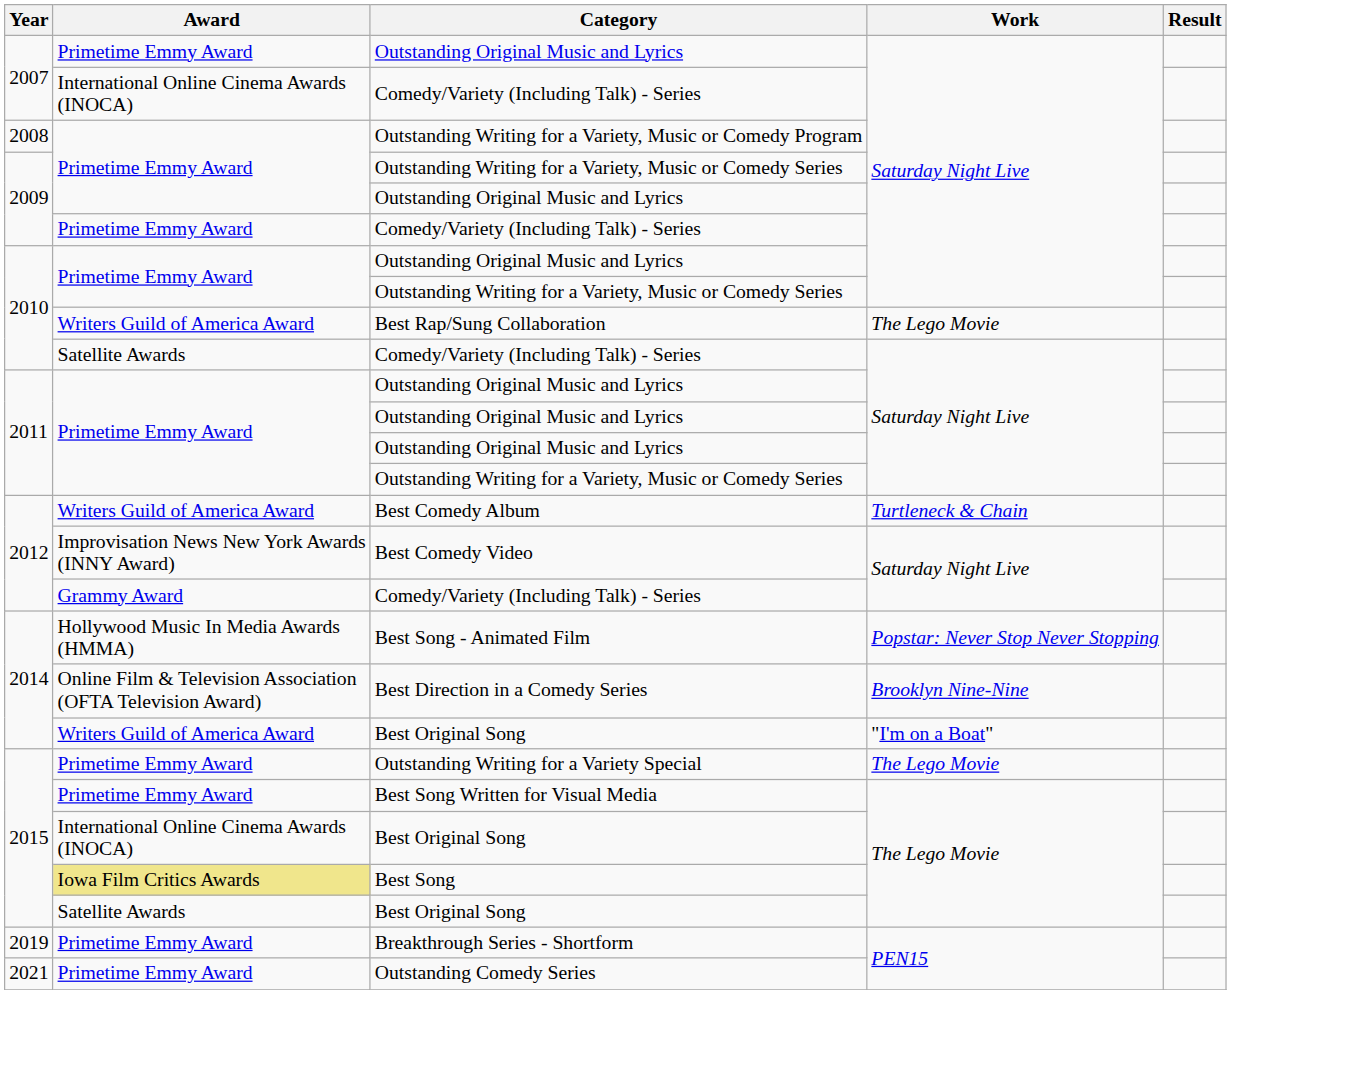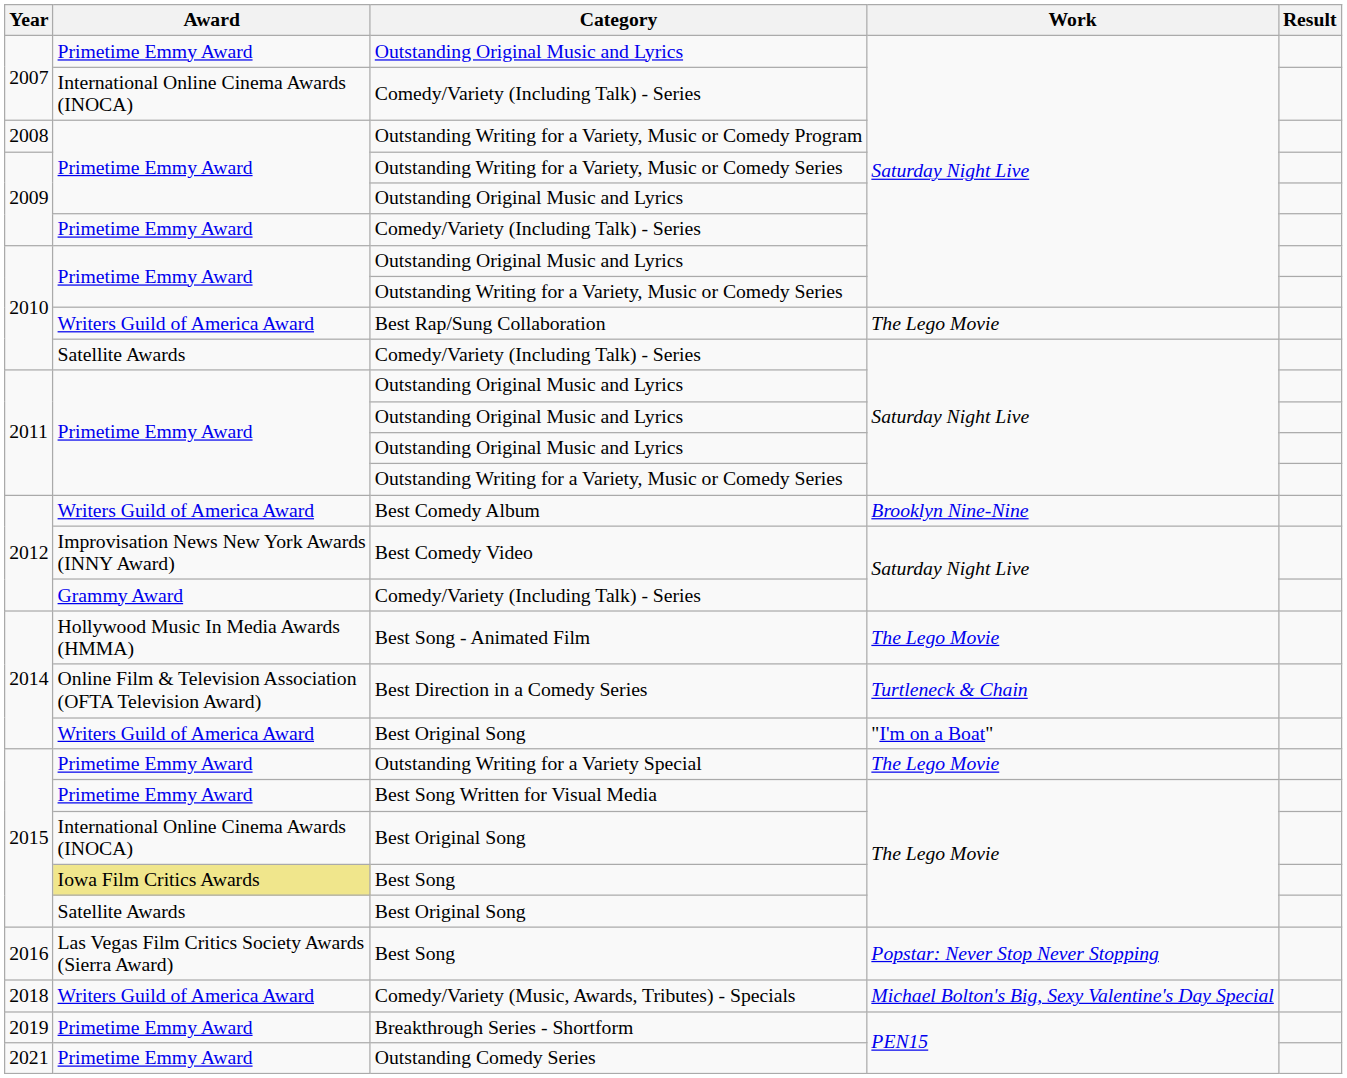(950, 510) Turtleneck & Chain -> (950, 510) Brooklyn Nine-Nine
(1015, 637) Popstar: Never Stop Never Stopping -> (935, 637) The Lego Movie
(950, 690) Brooklyn Nine-Nine -> (950, 690) Turtleneck & Chain
+ row: (29, 953)
+ row: (29, 995)
